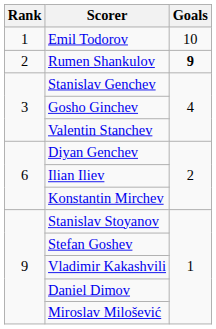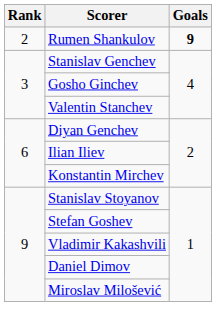- row: (88, 38)
